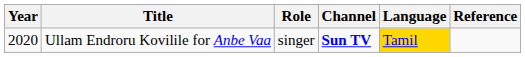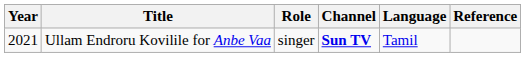(23, 40) 2020 -> (23, 40) 2021
(400, 40) gold background -> (400, 40) no background
